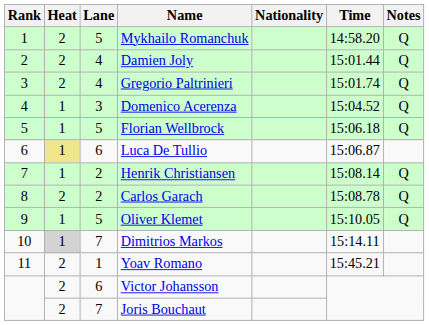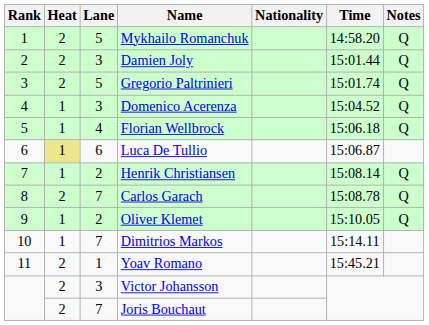(99, 60) 4 -> (99, 60) 3
(99, 83) 4 -> (99, 83) 5
(99, 128) 5 -> (99, 128) 4
(99, 196) 2 -> (99, 196) 7
(99, 219) 5 -> (99, 219) 2
(62, 241) lightgrey background -> (62, 241) no background
(99, 286) 6 -> (99, 286) 3
